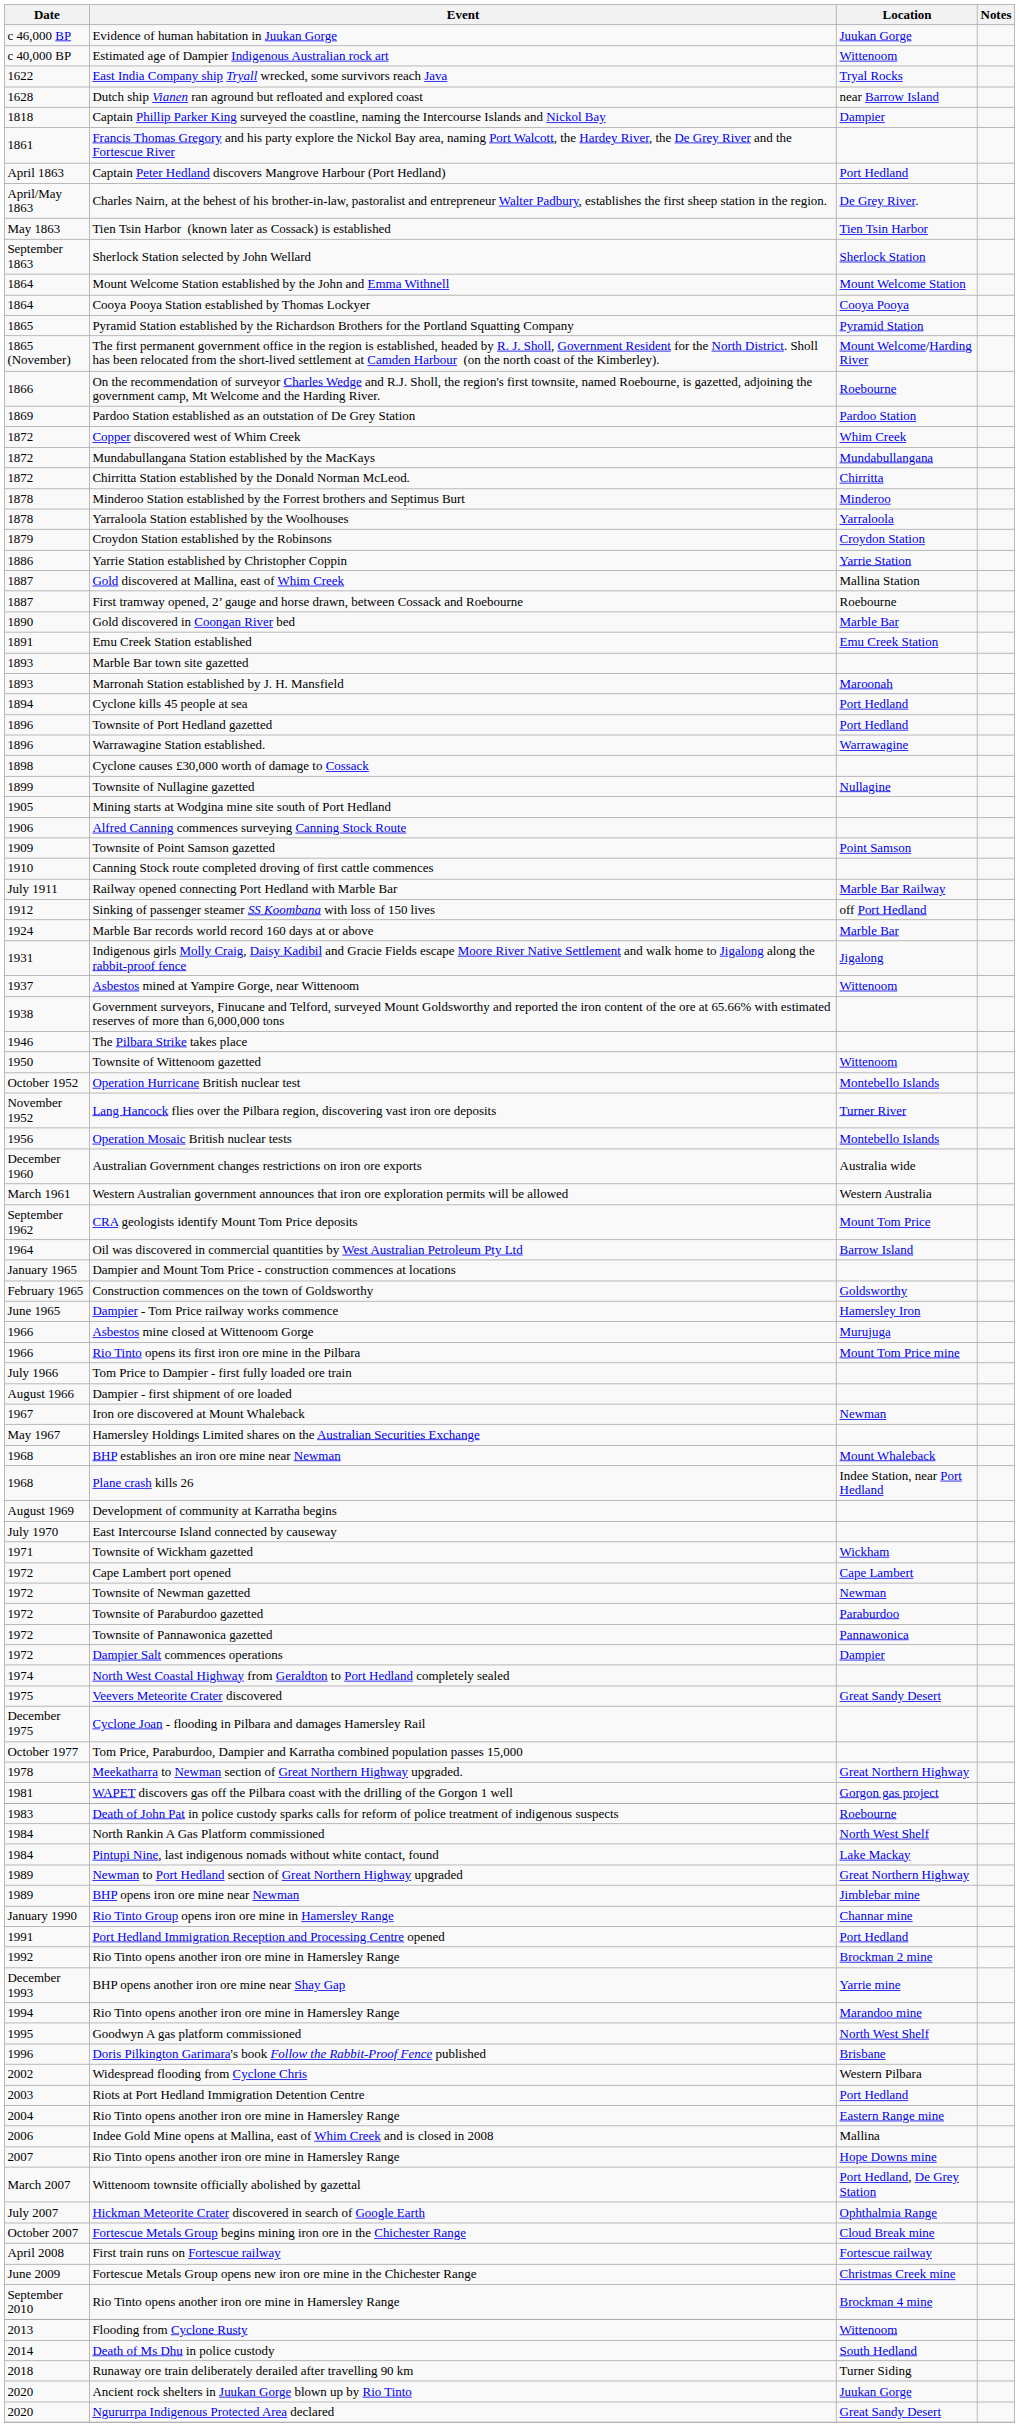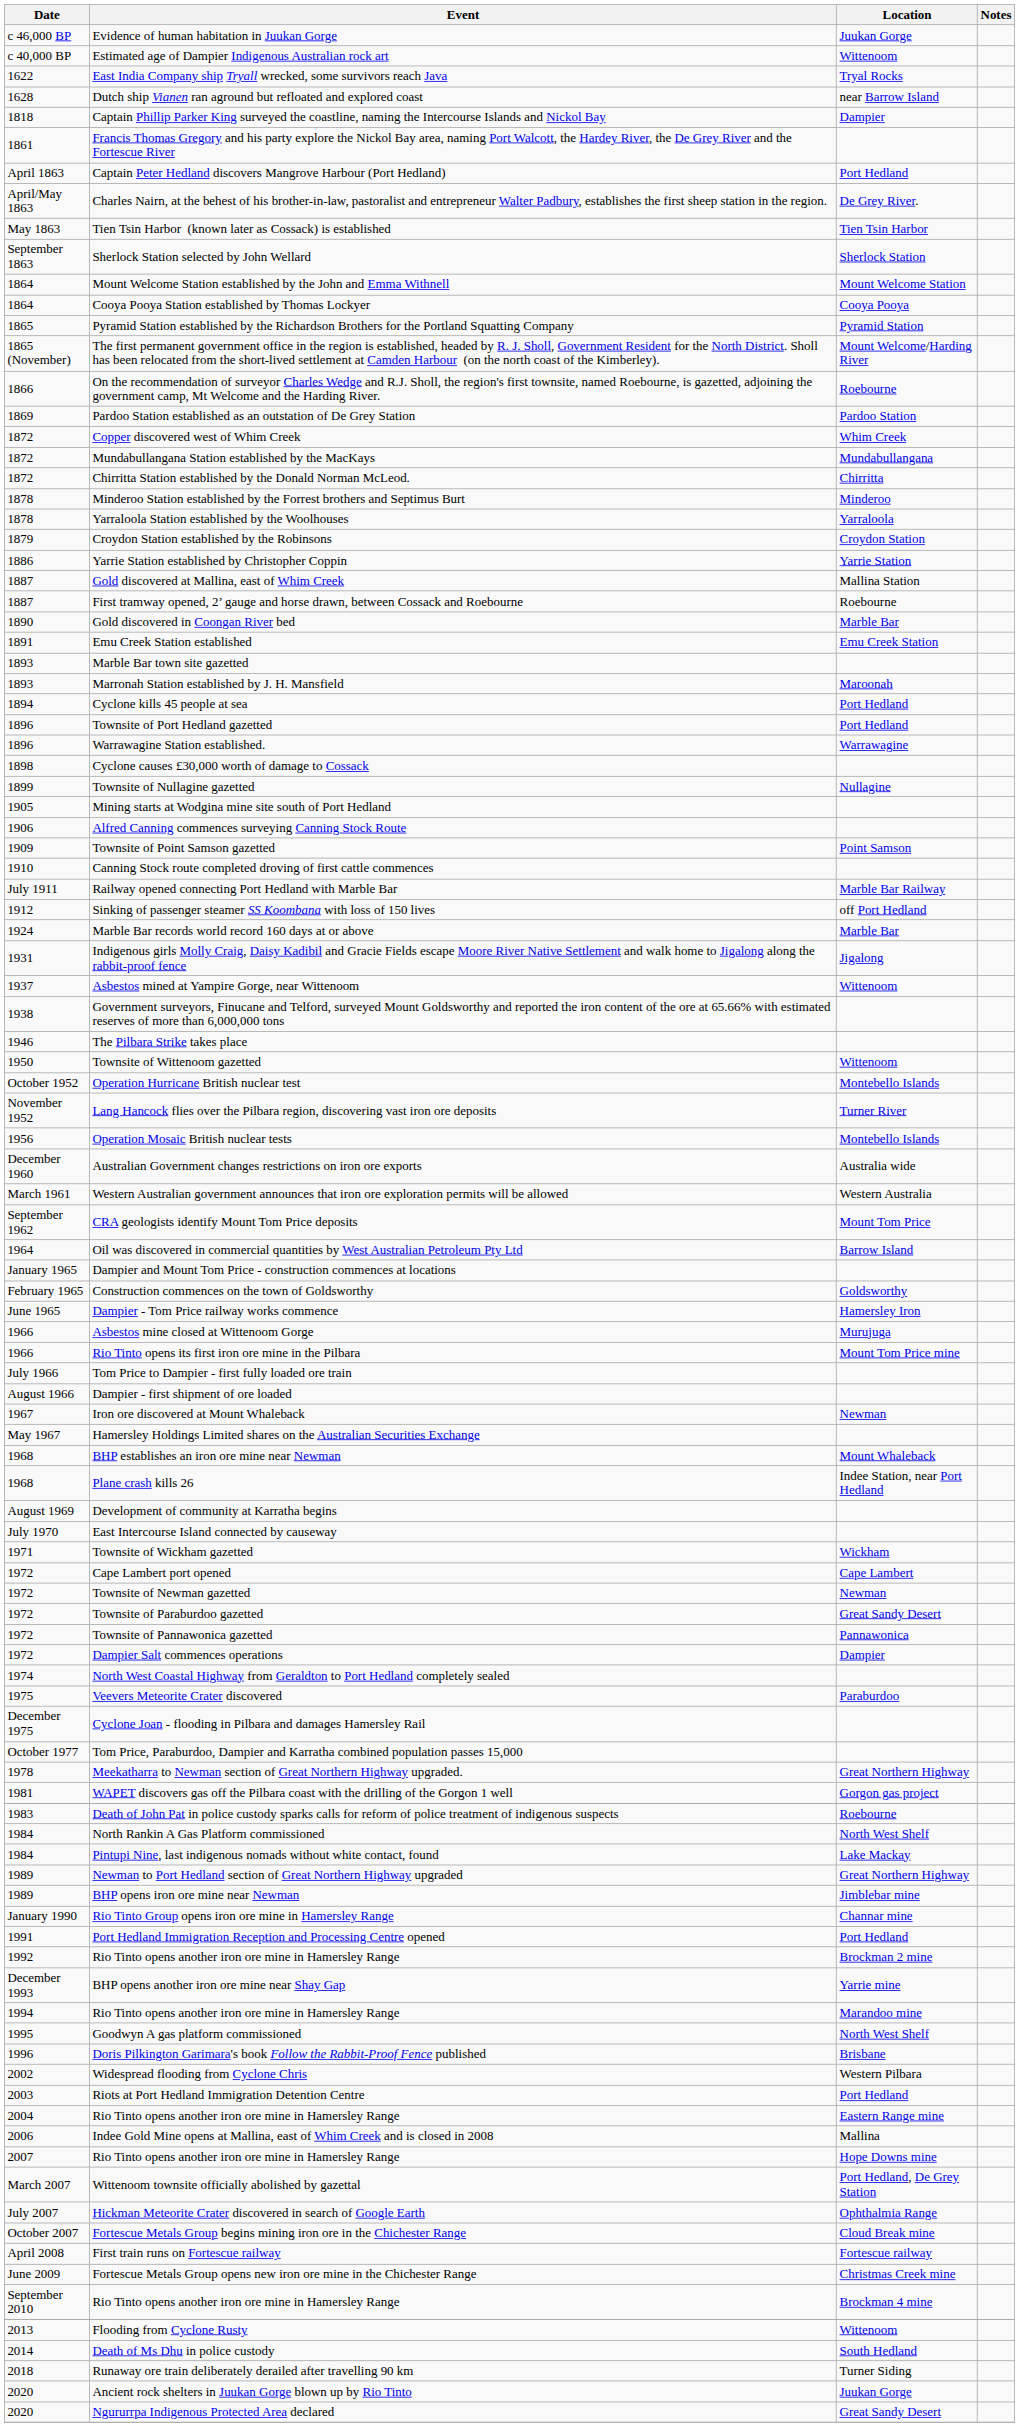(869, 1613) Paraburdoo -> (890, 1613) Great Sandy Desert
(890, 1696) Great Sandy Desert -> (869, 1696) Paraburdoo
